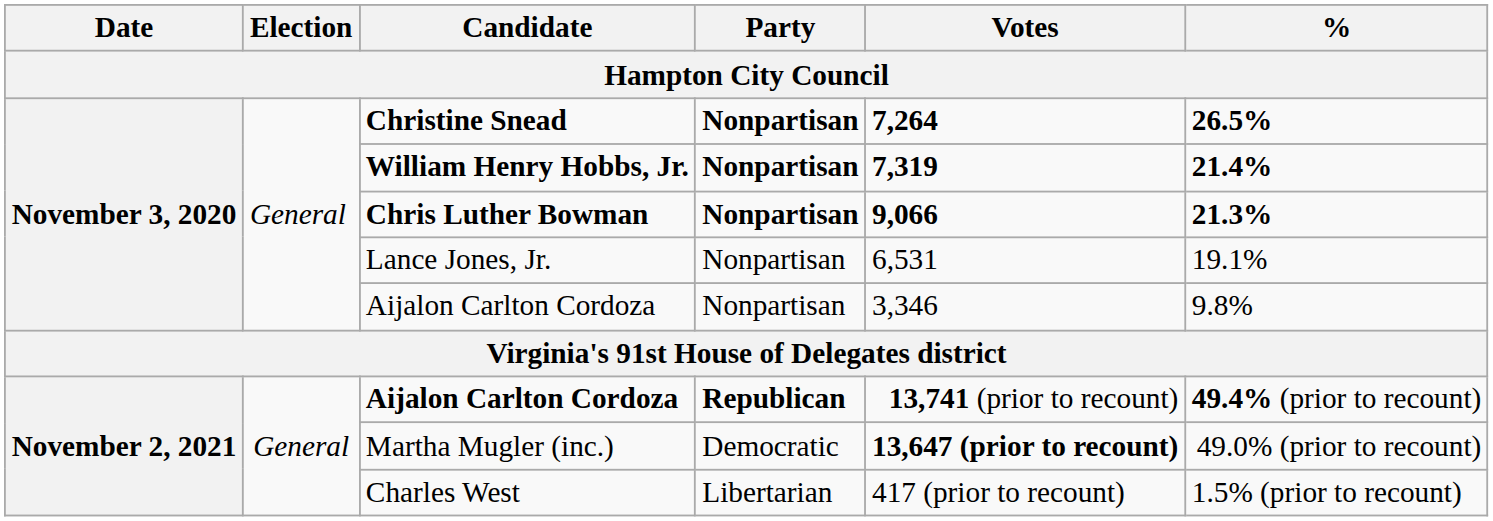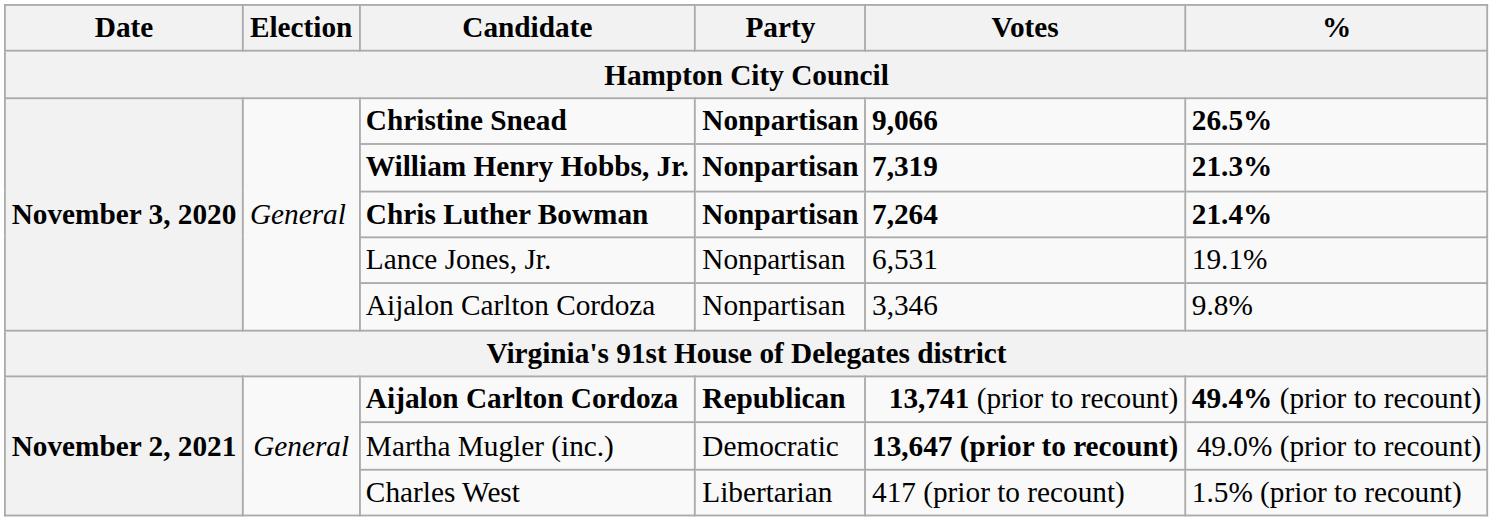(905, 120) 7,264 -> (905, 120) 9,066
(1232, 167) 21.4% -> (1232, 167) 21.3%
(905, 213) 9,066 -> (905, 213) 7,264
(1232, 213) 21.3% -> (1232, 213) 21.4%
